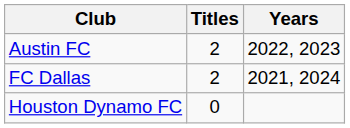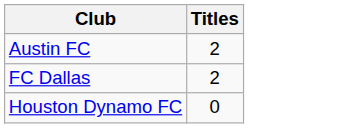- column: (294, 19)
